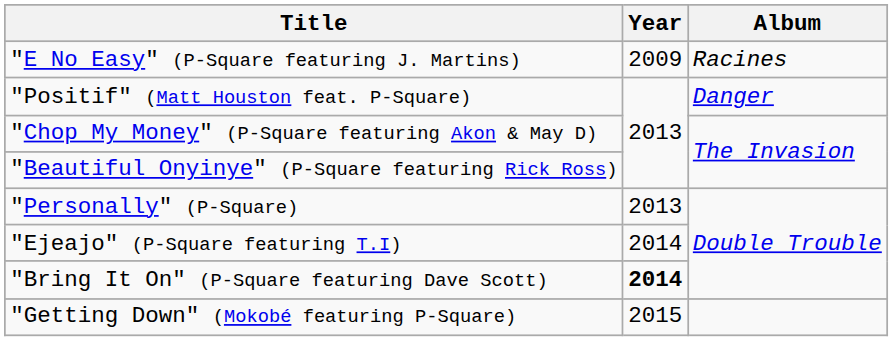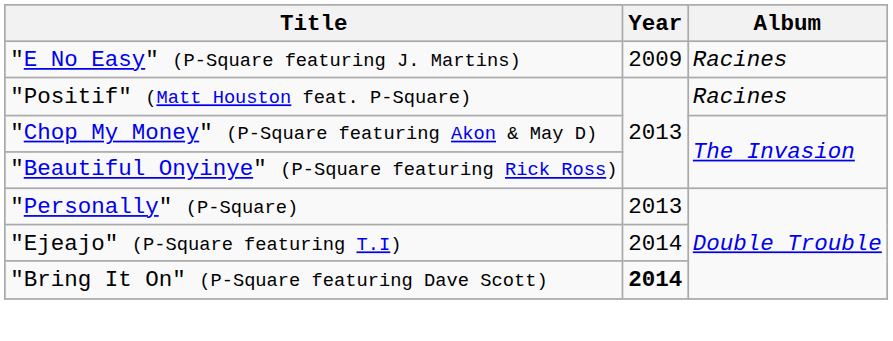(733, 97) Danger -> (740, 97) Racines
- row: (263, 316)
